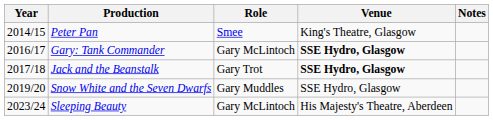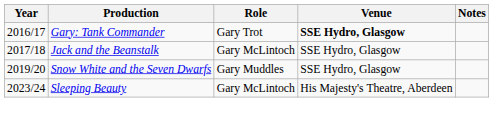- row: (74, 32)
(256, 50) Gary McLintoch -> (240, 32) Gary Trot
(240, 69) Gary Trot -> (256, 50) Gary McLintoch
(353, 69) bold -> (350, 50) normal
